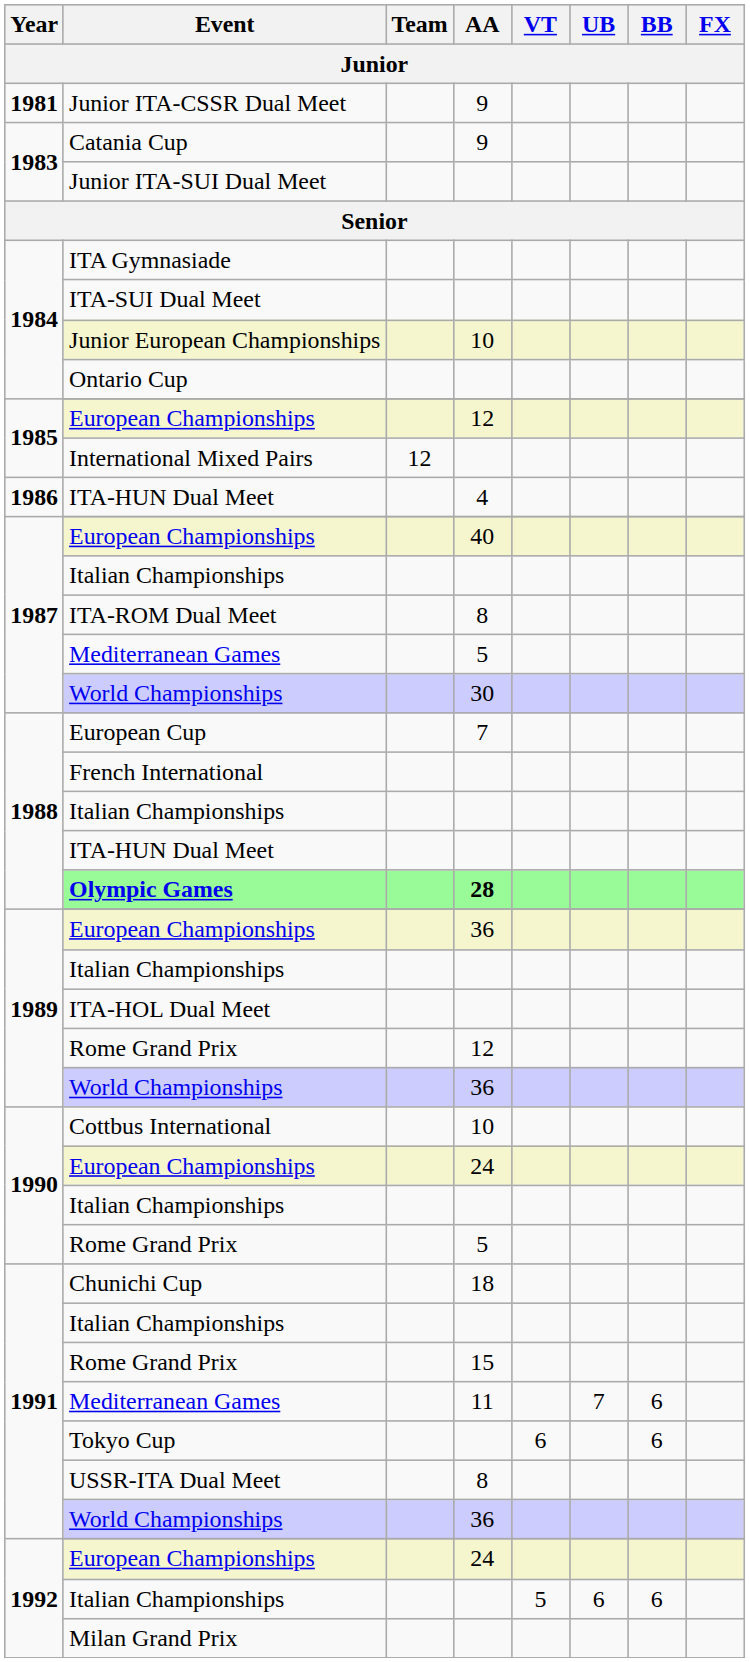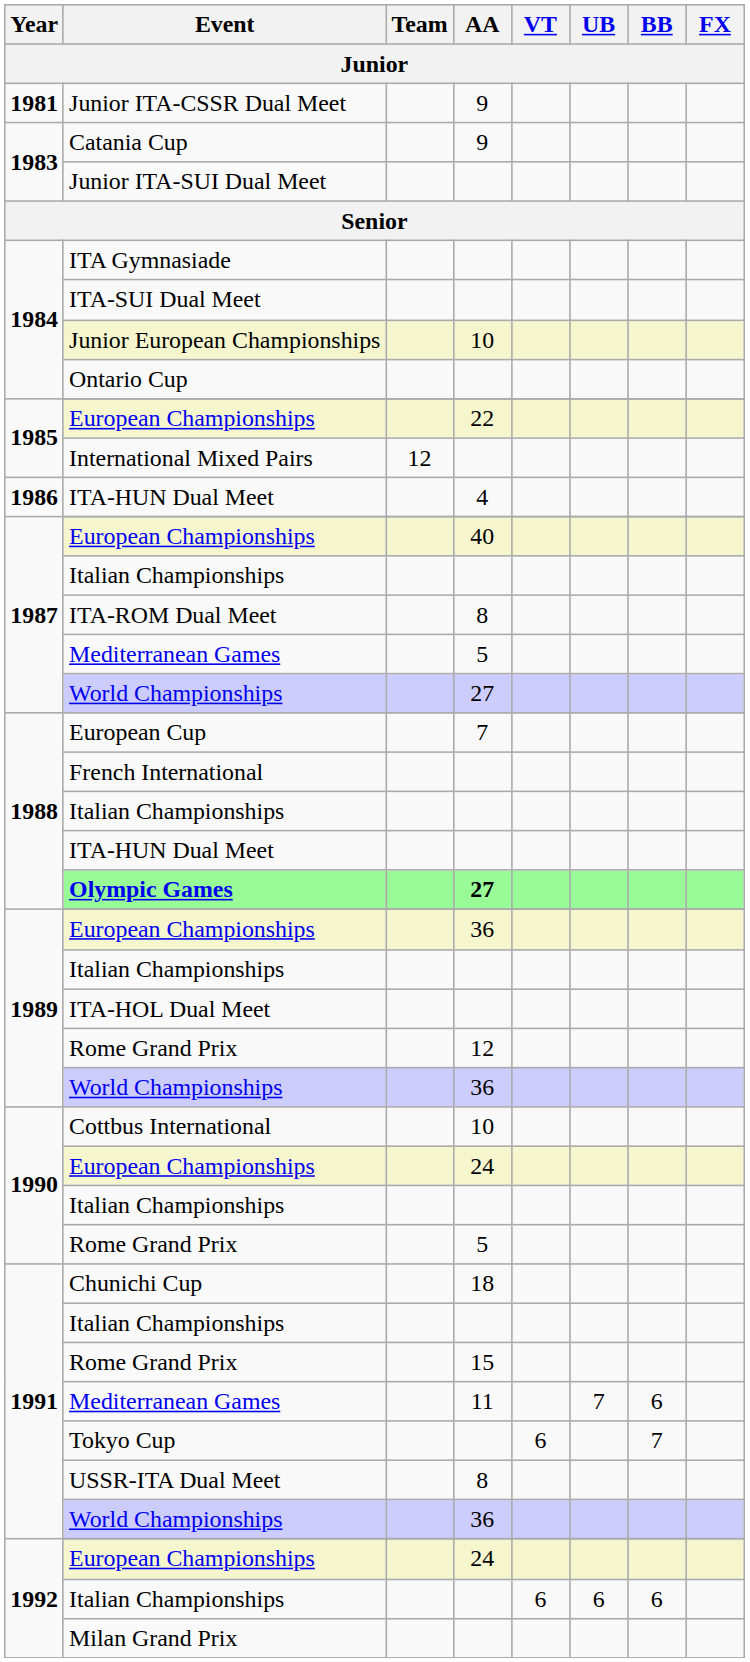(482, 417) 12 -> (482, 417) 22
(482, 693) 30 -> (482, 693) 27
(482, 890) 28 -> (482, 890) 27
(657, 1440) 6 -> (657, 1440) 7
(540, 1598) 5 -> (540, 1598) 6
